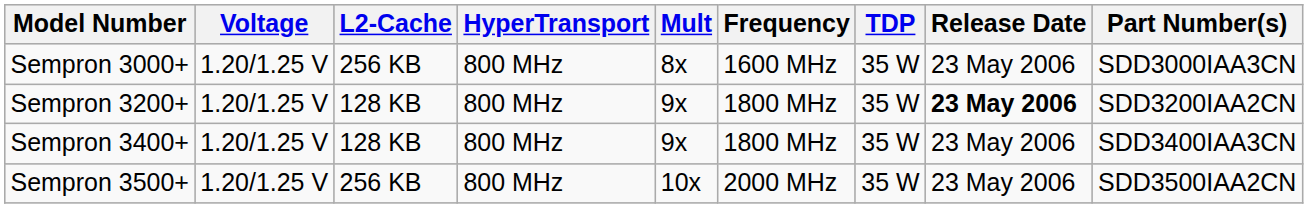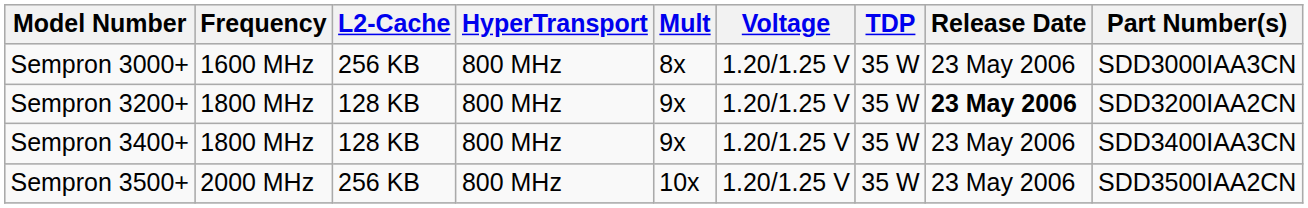columns swapped: (787, 24) <-> (264, 24)
